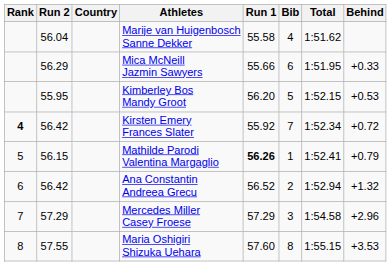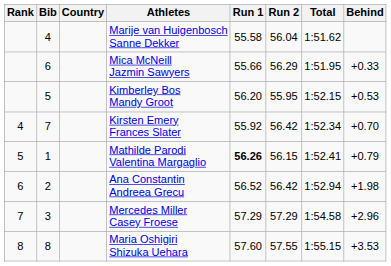columns swapped: (290, 13) <-> (54, 13)
(20, 126) bold -> (20, 126) normal
(365, 126) +0.72 -> (365, 126) +0.70
(365, 186) +1.32 -> (365, 186) +1.98
